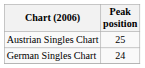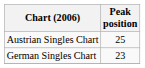(120, 55) 24 -> (120, 55) 23
